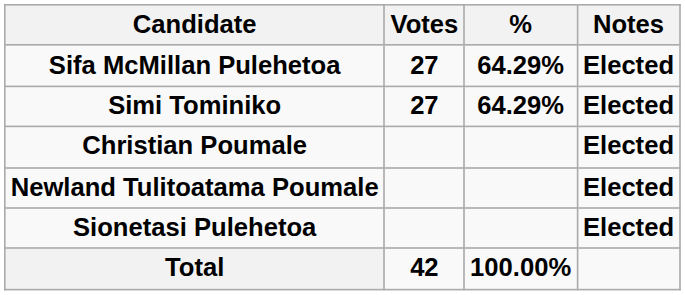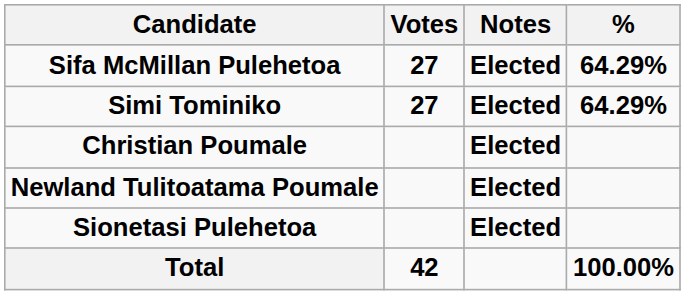columns swapped: (521, 24) <-> (628, 24)
